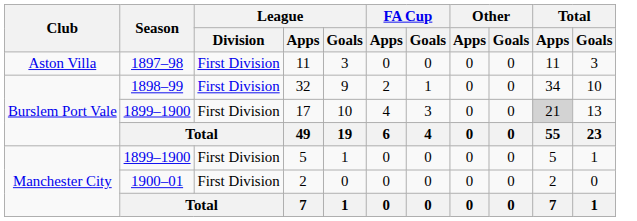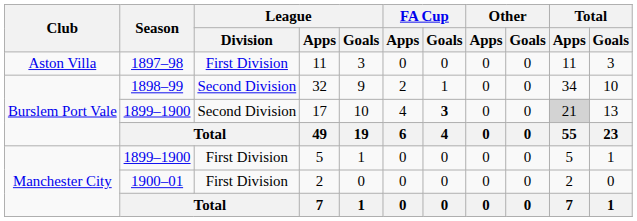(239, 87) First Division -> (247, 87) Second Division
(239, 110) First Division -> (247, 110) Second Division
(428, 110) normal -> (444, 110) bold
